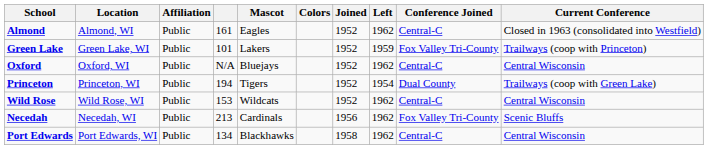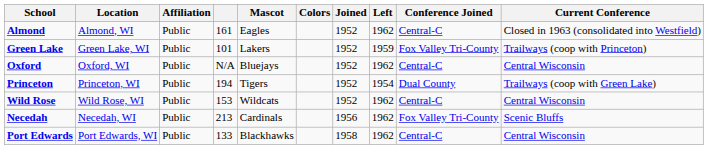(224, 135) 134 -> (224, 135) 133
